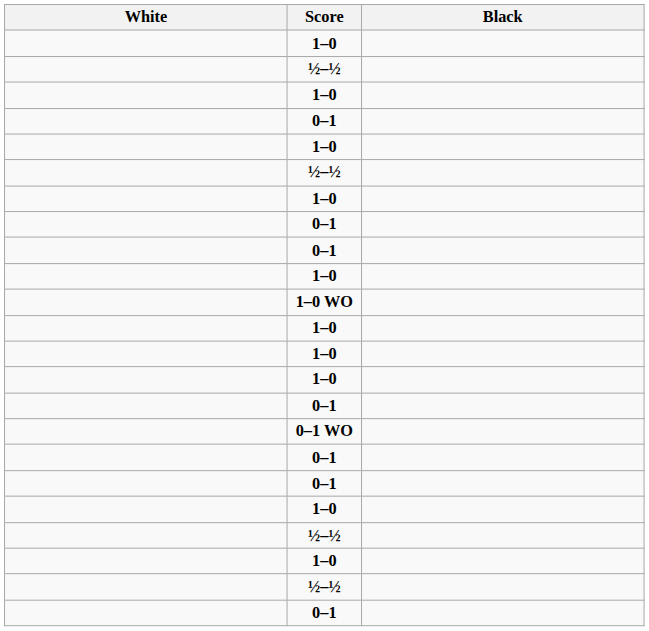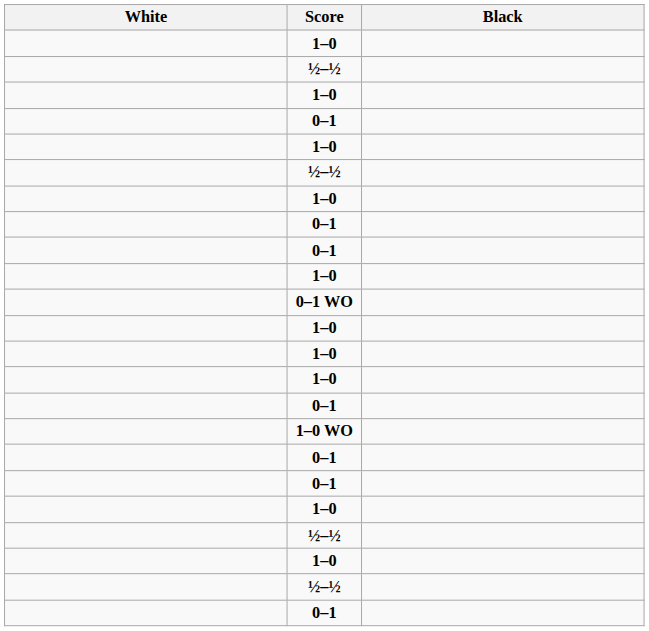rows swapped: (146, 432) <-> (146, 302)
